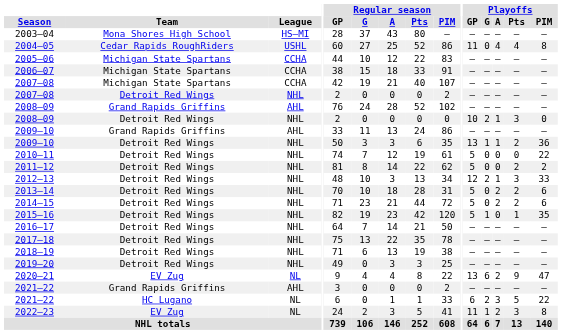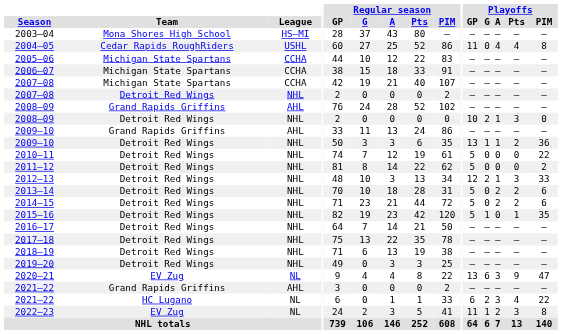(517, 167) 2 -> (517, 167) 0
(498, 276) 2 -> (498, 276) 3
(517, 300) 5 -> (517, 300) 4
